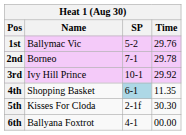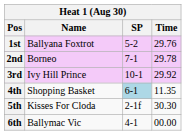(54, 43) Ballymac Vic -> (61, 43) Ballyana Foxtrot
(61, 122) Ballyana Foxtrot -> (54, 122) Ballymac Vic
